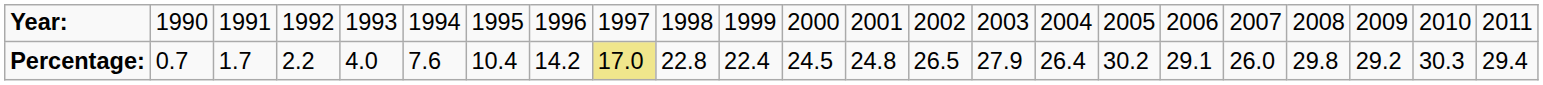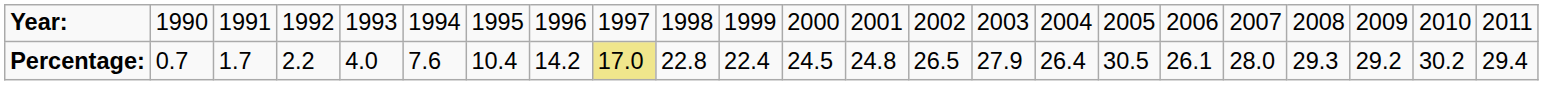(1126, 60) 30.2 -> (1126, 60) 30.5
(1189, 60) 29.1 -> (1189, 60) 26.1
(1252, 60) 26.0 -> (1252, 60) 28.0
(1315, 60) 29.8 -> (1315, 60) 29.3
(1442, 60) 30.3 -> (1442, 60) 30.2
